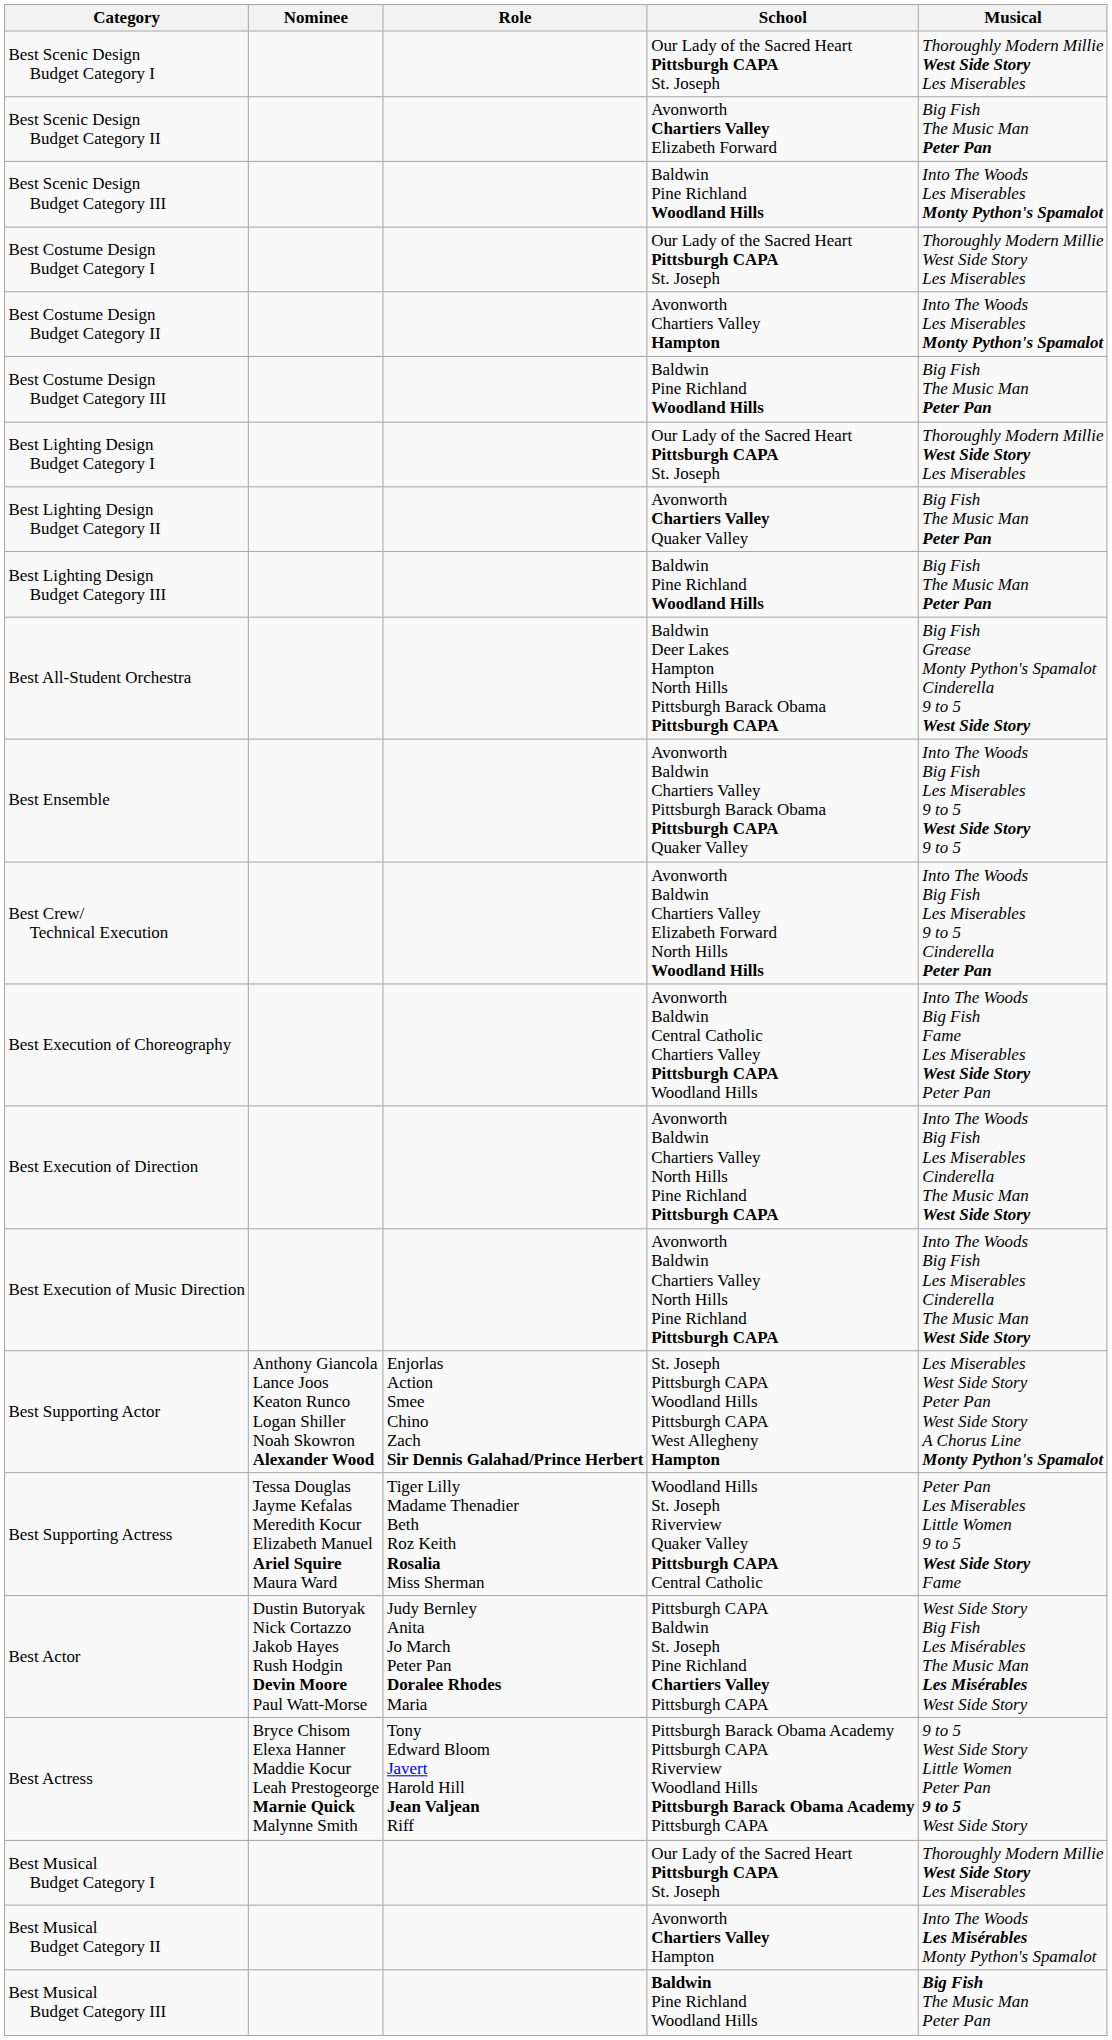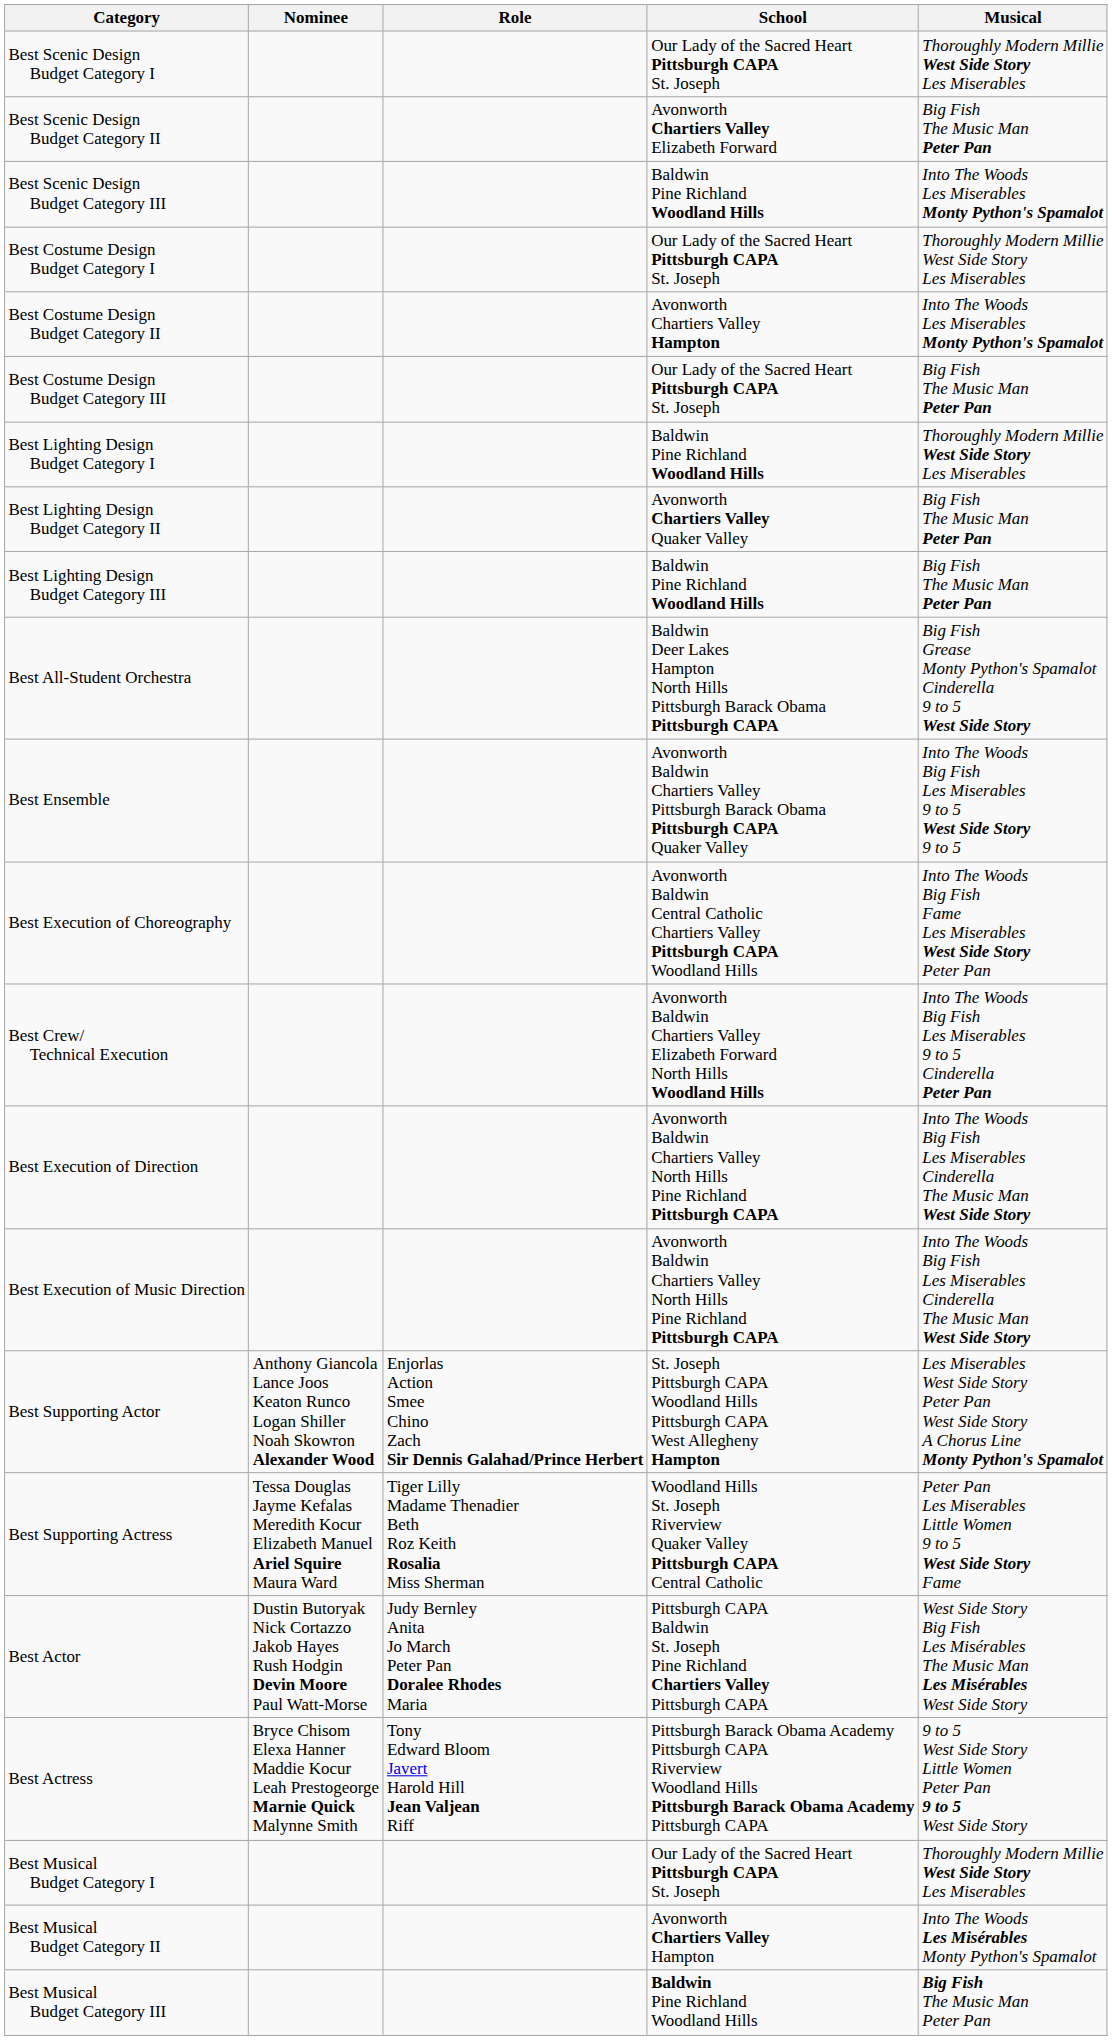(707, 389) Baldwin Pine Richland Woodland Hills -> (752, 389) Our Lady of the Sacred Heart Pittsburgh CAPA St. Joseph
(752, 454) Our Lady of the Sacred Heart Pittsburgh CAPA St. Joseph -> (707, 454) Baldwin Pine Richland Woodland Hills
rows swapped: (88, 922) <-> (120, 1044)
